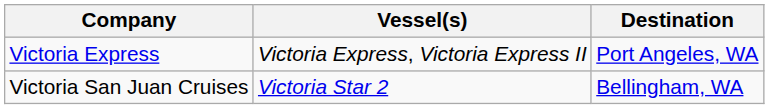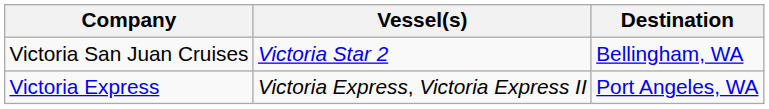rows swapped: (129, 86) <-> (84, 53)
